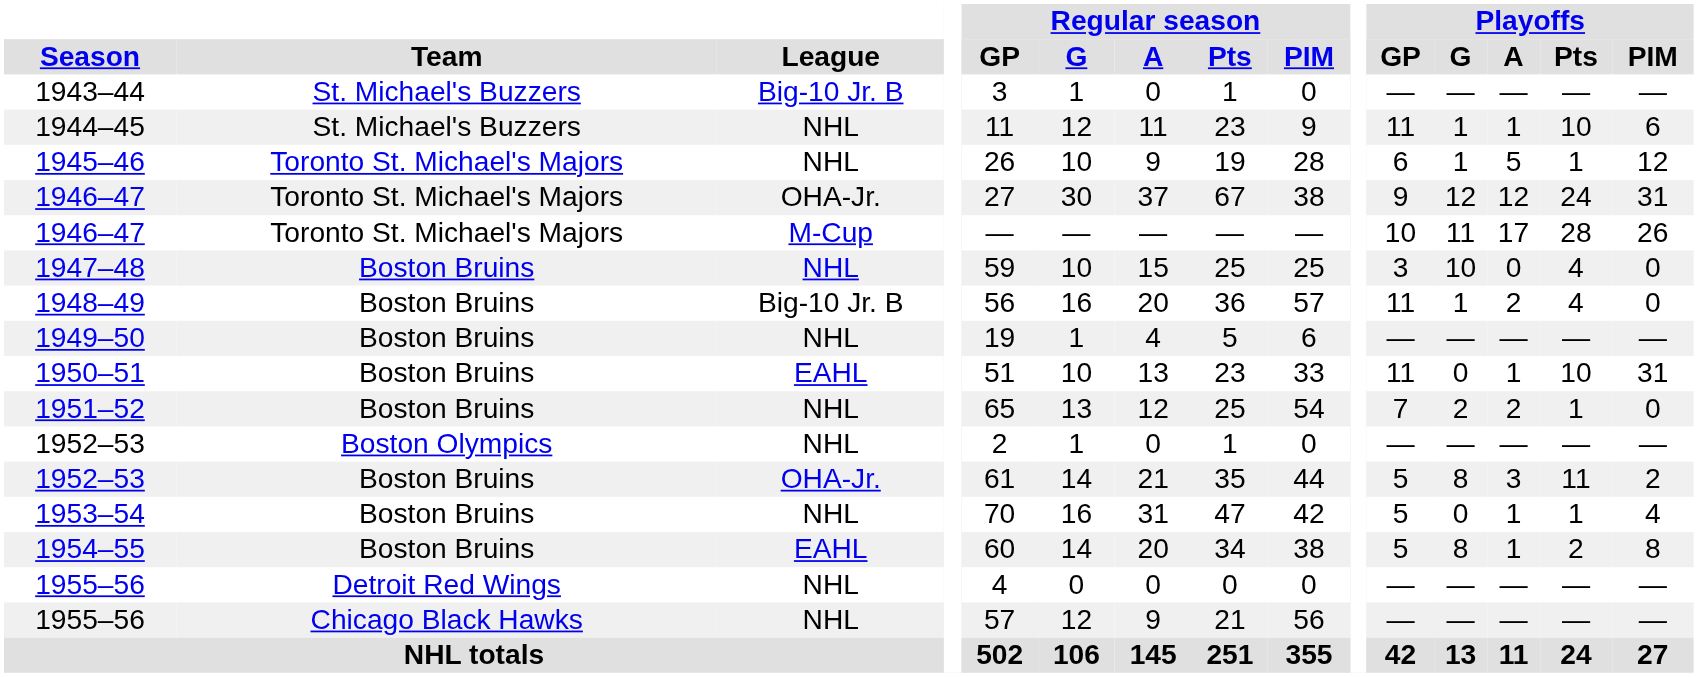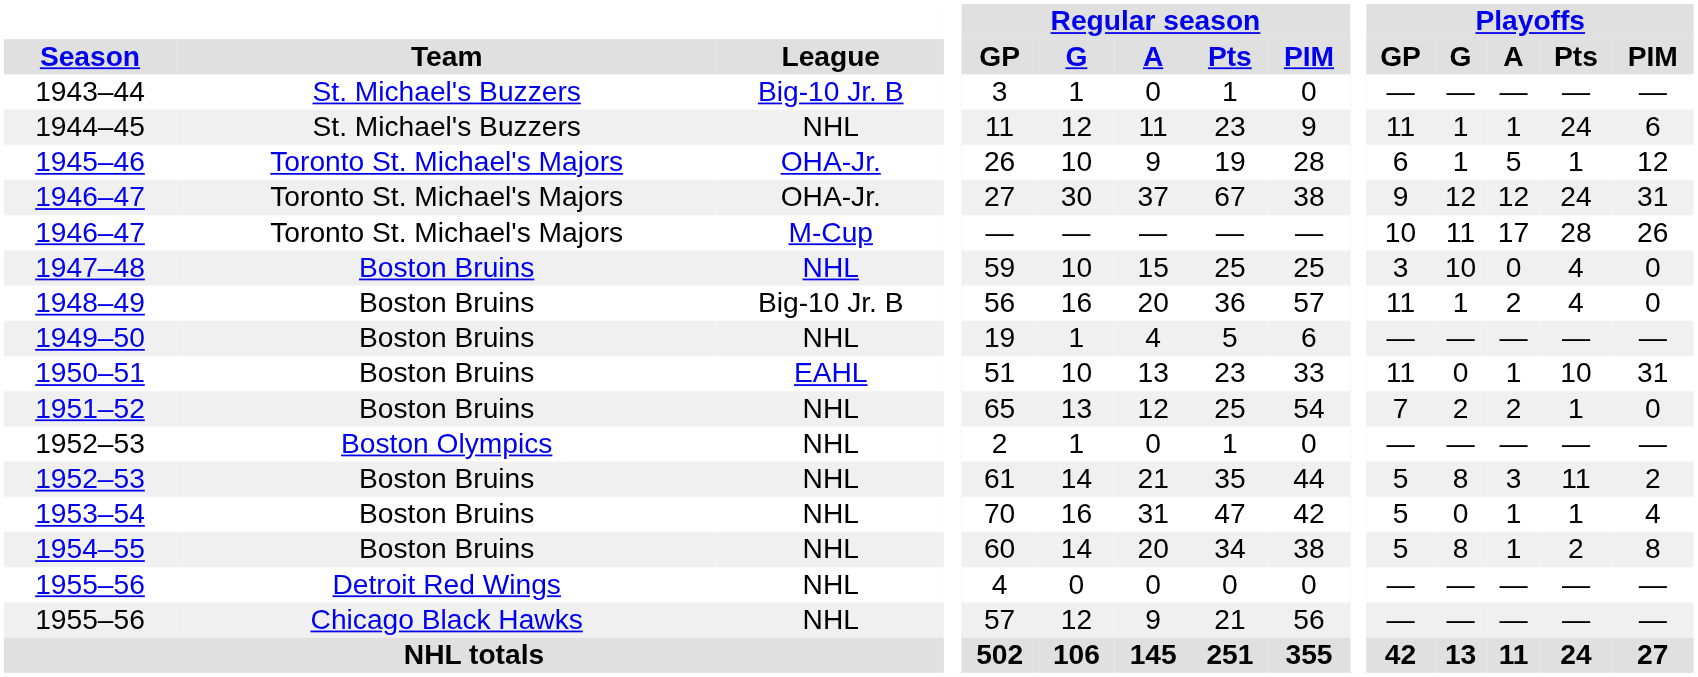(1576, 126) 10 -> (1576, 126) 24
(831, 162) NHL -> (831, 162) OHA-Jr.
(831, 478) OHA-Jr. -> (831, 478) NHL
(831, 549) EAHL -> (831, 549) NHL
